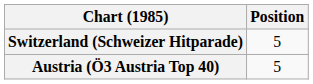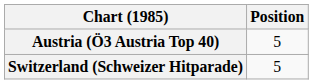rows swapped: (126, 66) <-> (126, 41)
